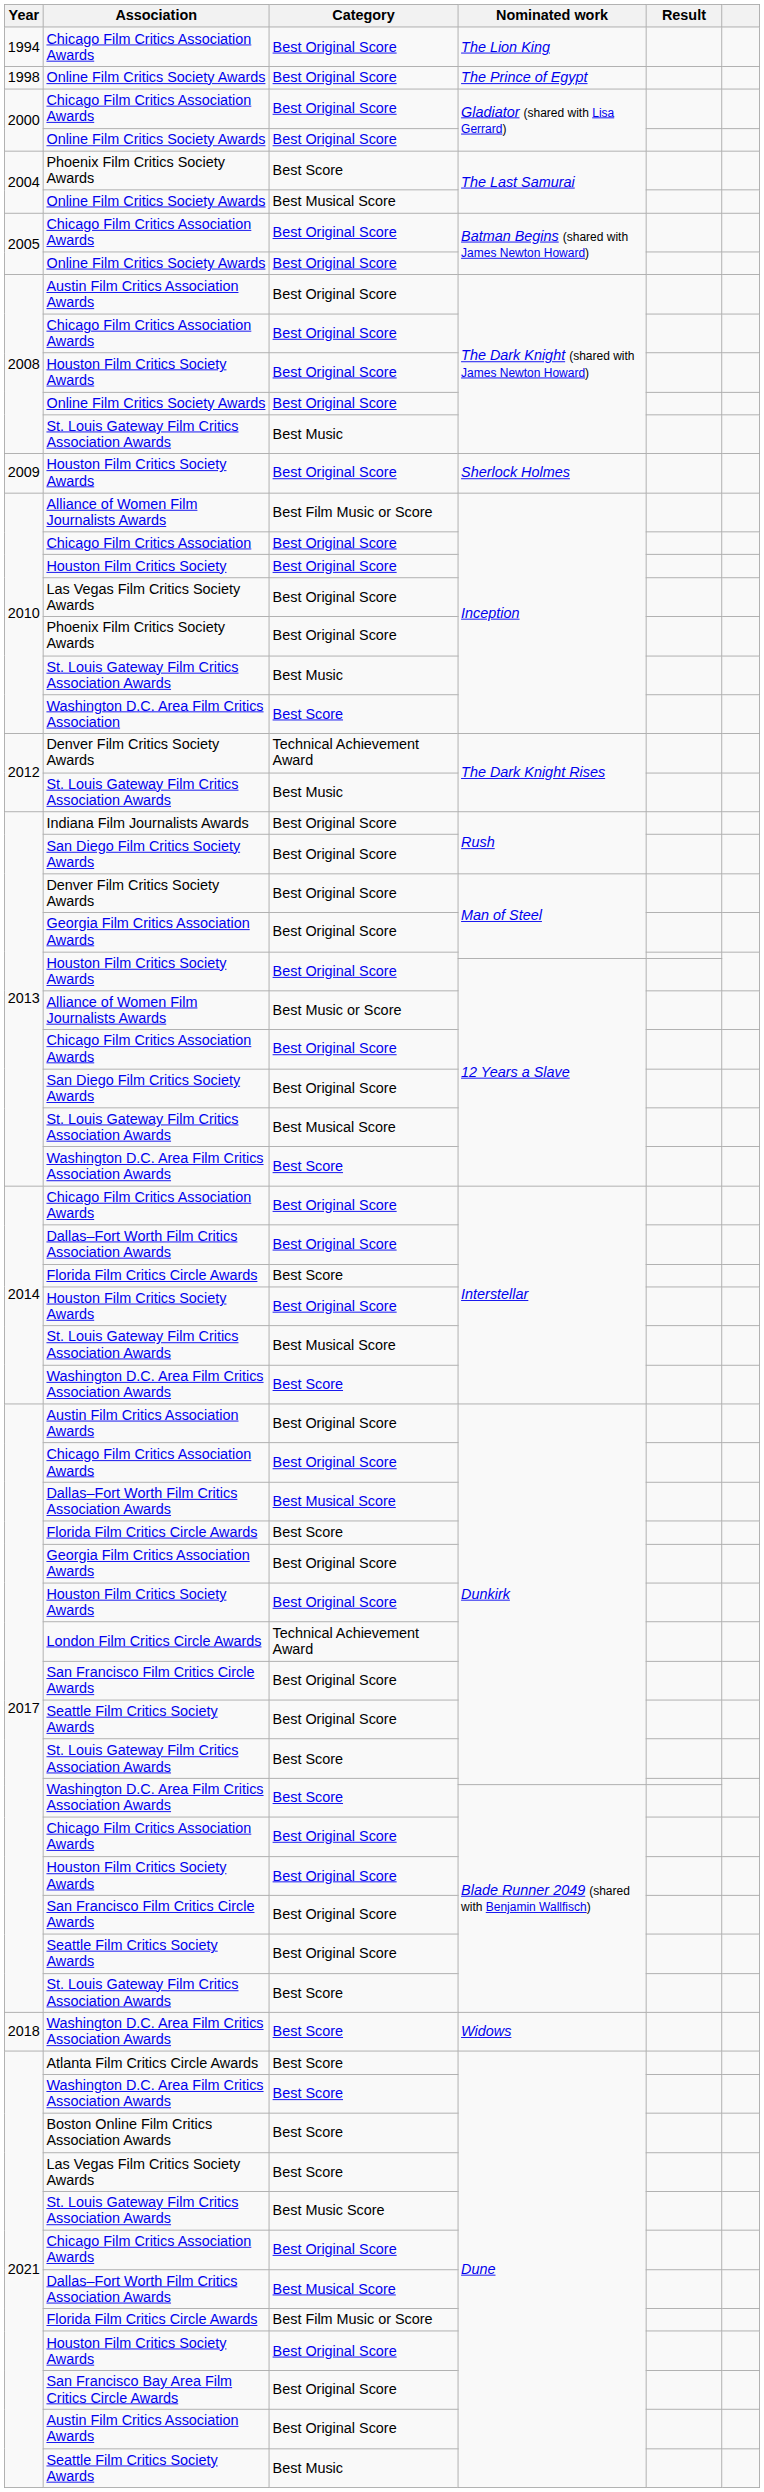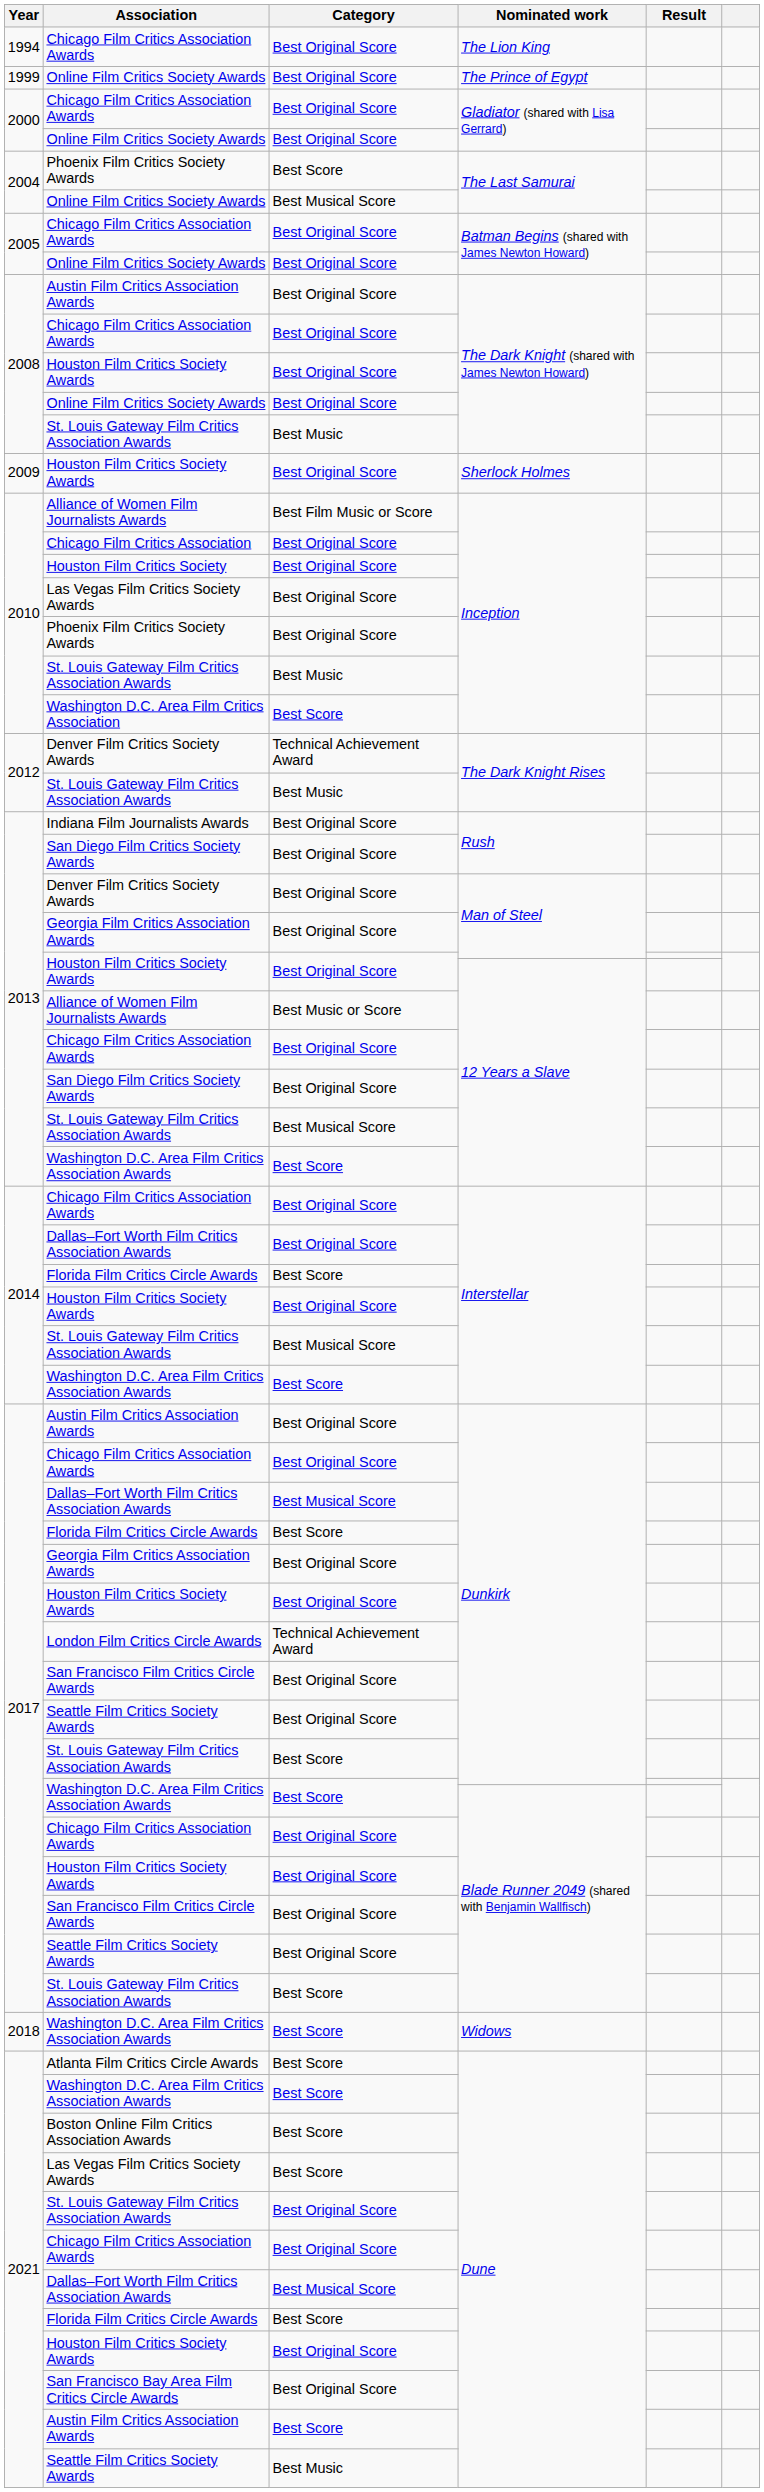(24, 77) 1998 -> (24, 77) 1999
(329, 2210) Best Music Score -> (335, 2210) Best Original Score
(353, 2319) Best Film Music or Score -> (308, 2319) Best Score
(335, 2428) Best Original Score -> (308, 2428) Best Score
